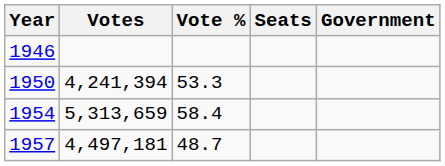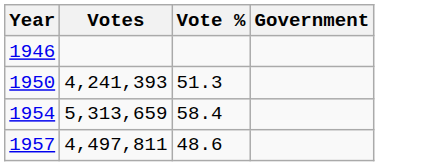- column: (283, 20)
(116, 83) 4,241,394 -> (116, 83) 4,241,393
(200, 83) 53.3 -> (200, 83) 51.3
(116, 145) 4,497,181 -> (116, 145) 4,497,811
(200, 145) 48.7 -> (200, 145) 48.6
